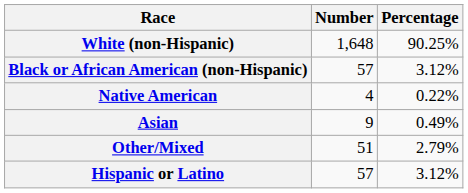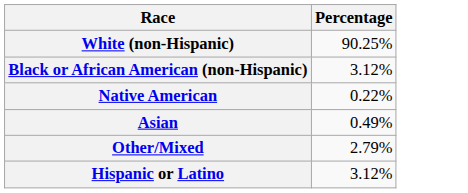- column: (344, 17)
